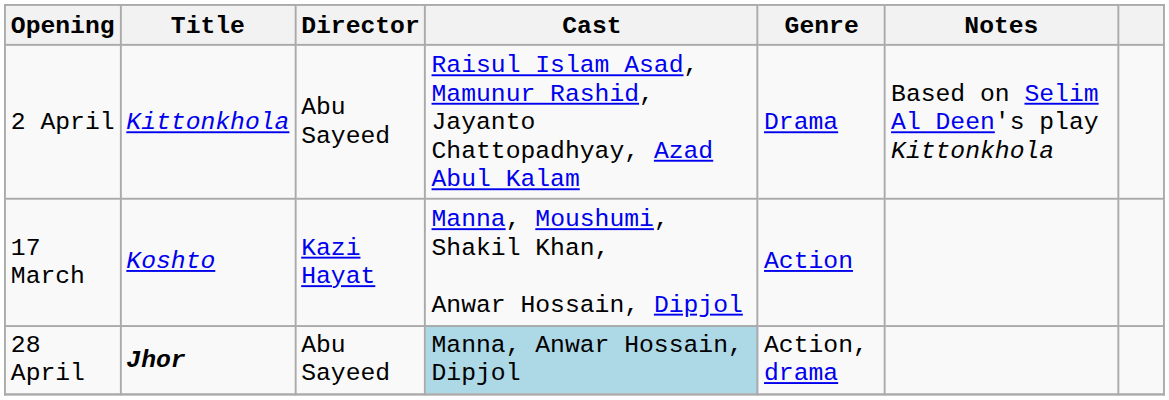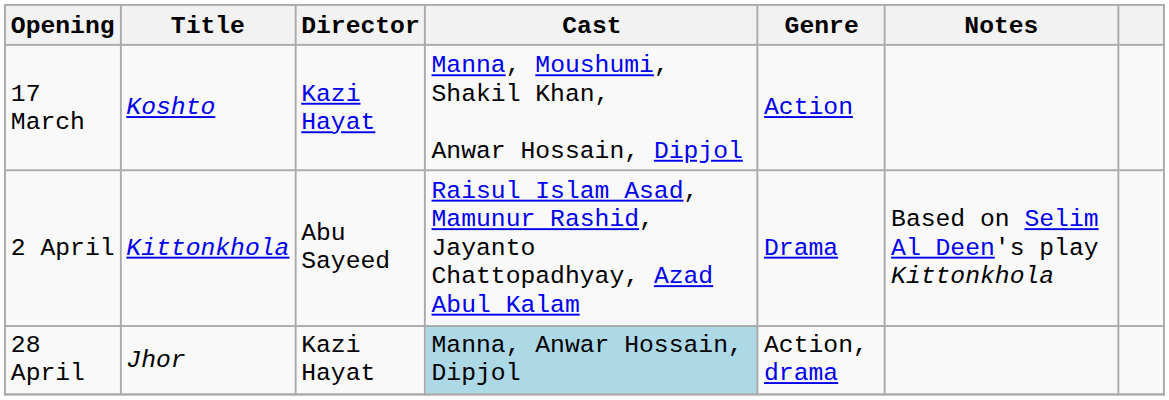rows swapped: (63, 122) <-> (48, 262)
(156, 360) bold -> (156, 360) normal
(346, 360) Abu Sayeed -> (338, 360) Kazi Hayat
